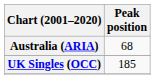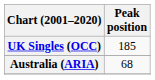rows swapped: (54, 45) <-> (54, 64)
